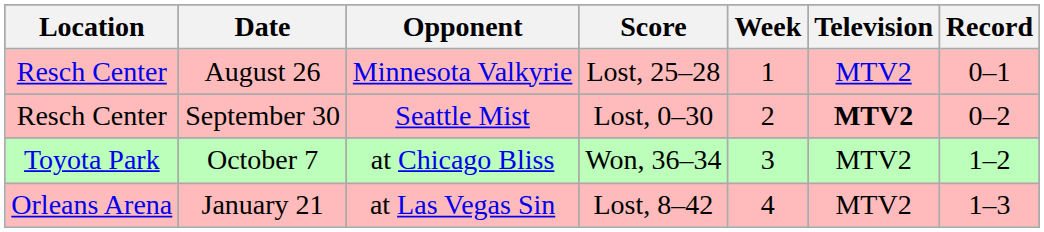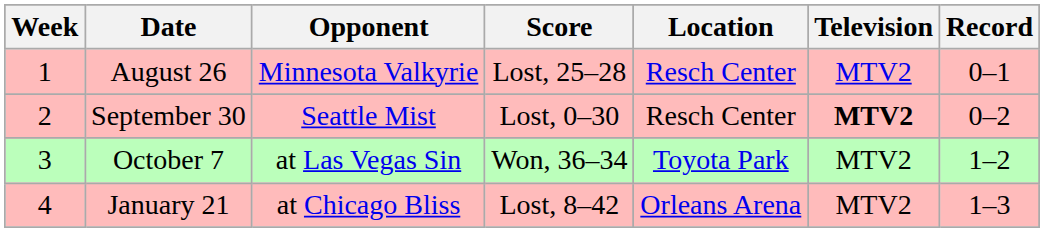columns swapped: (768, 26) <-> (92, 26)
(463, 159) at Chicago Bliss -> (369, 159) at Las Vegas Sin
(463, 204) at Las Vegas Sin -> (369, 204) at Chicago Bliss
